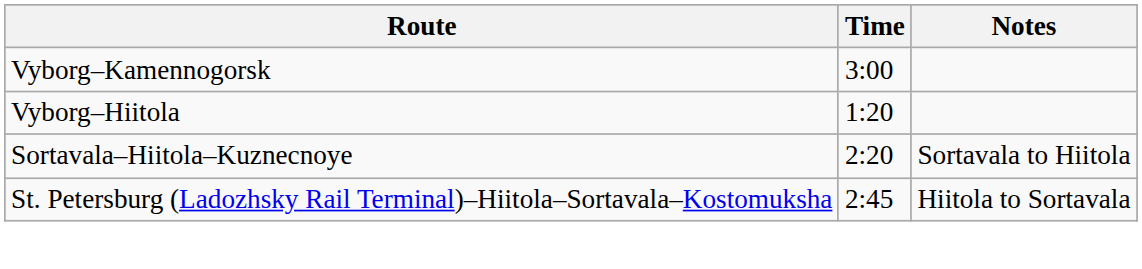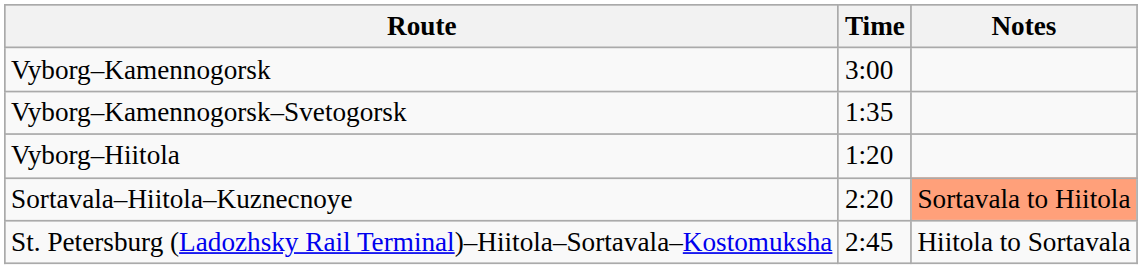+ row: (209, 112)
(1024, 155) no background -> (1024, 198) lightsalmon background
